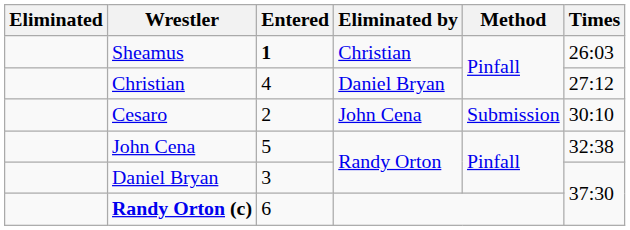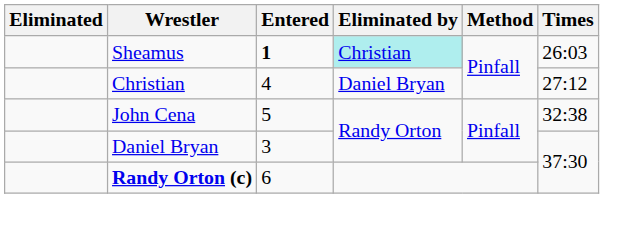(375, 51) no background -> (375, 51) paleturquoise background
- row: (140, 114)
